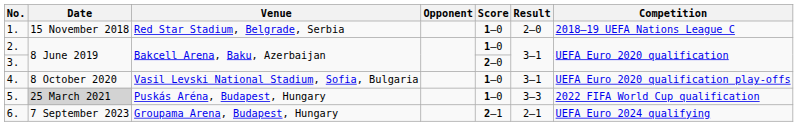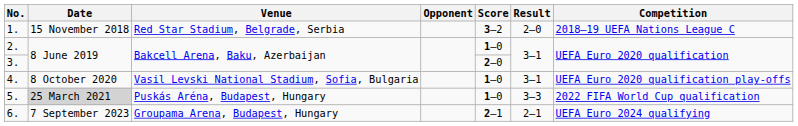(493, 30) 1–0 -> (493, 30) 3–2
